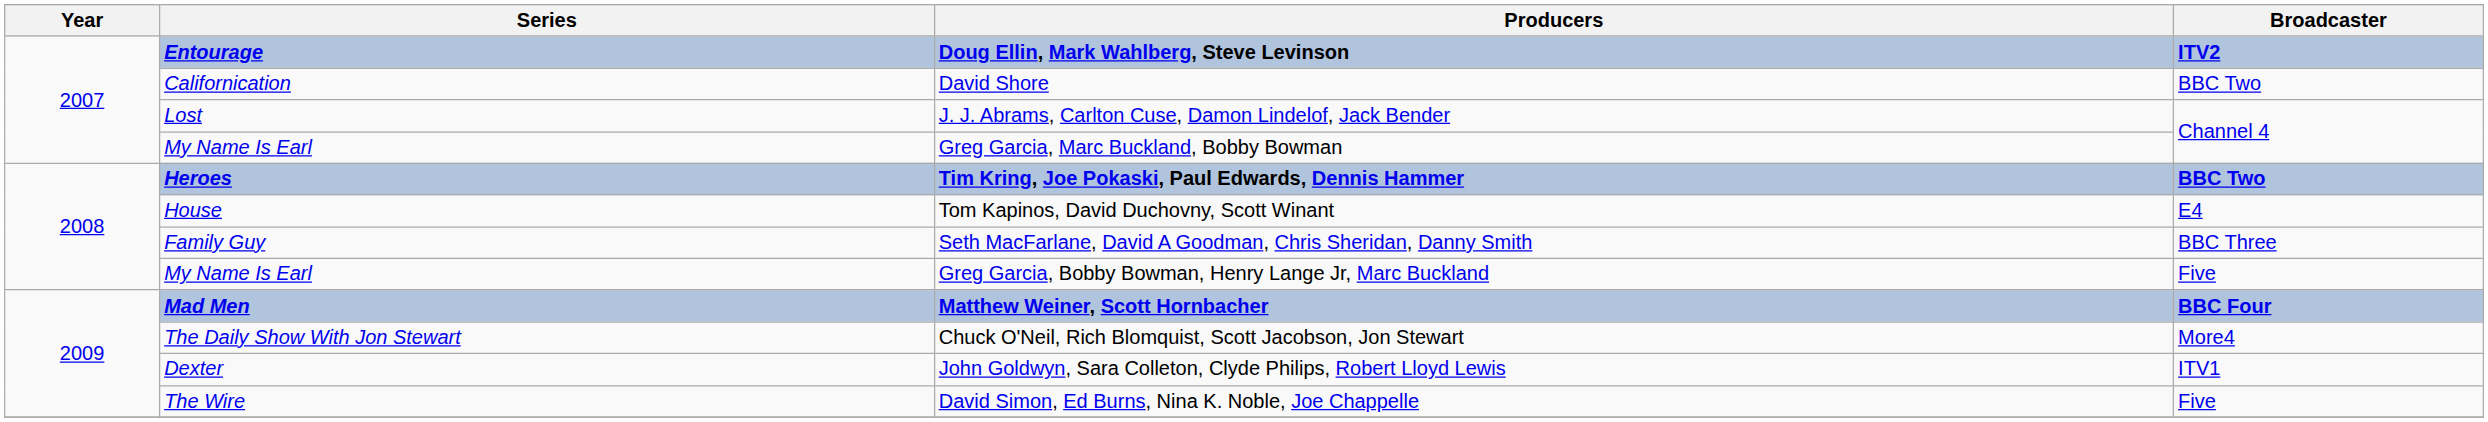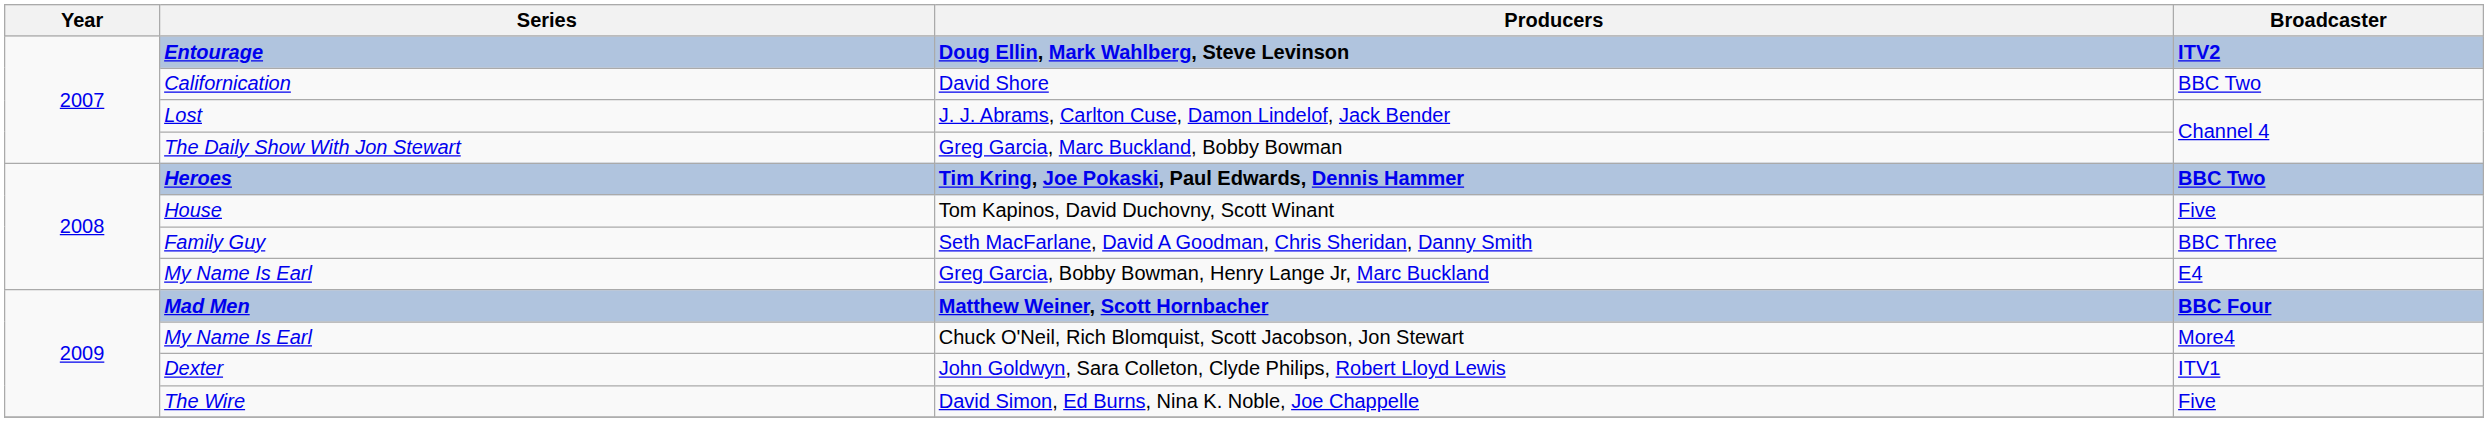(238, 147) My Name Is Earl -> (312, 147) The Daily Show With Jon Stewart
(2190, 210) E4 -> (2197, 210) Five
(2197, 274) Five -> (2190, 274) E4
(312, 337) The Daily Show With Jon Stewart -> (238, 337) My Name Is Earl
